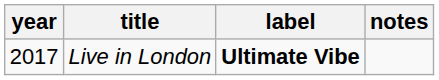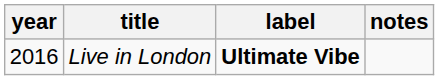(34, 56) 2017 -> (34, 56) 2016
